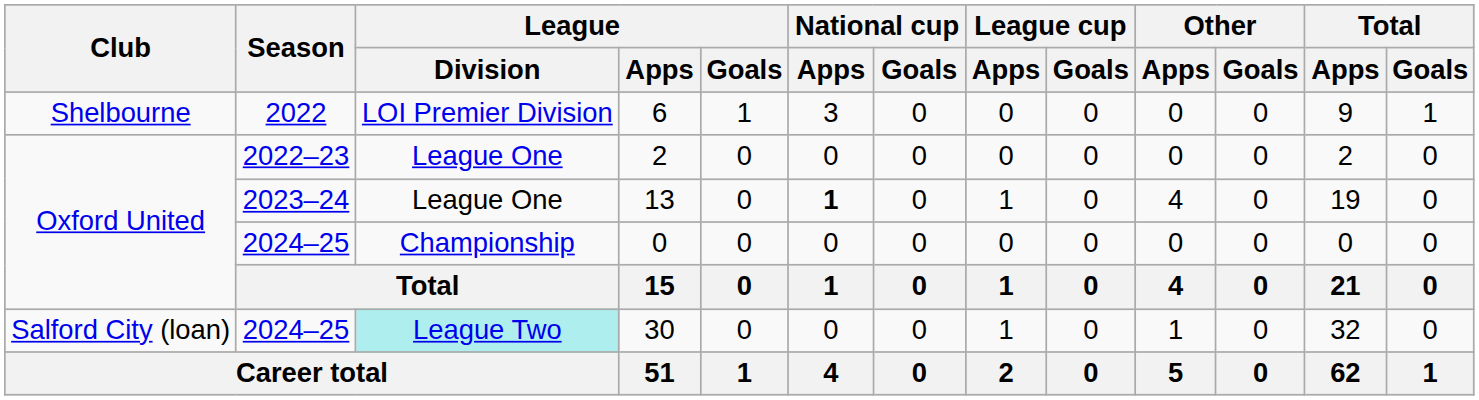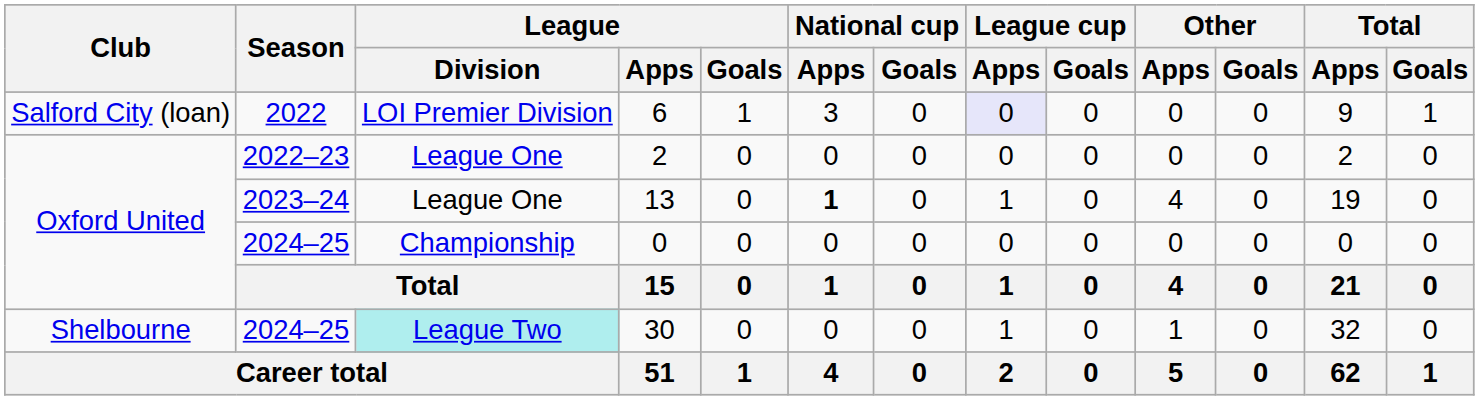(121, 112) Shelbourne -> (121, 112) Salford City (loan)
(1006, 112) no background -> (1006, 112) lavender background
(121, 329) Salford City (loan) -> (121, 329) Shelbourne
